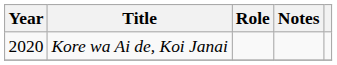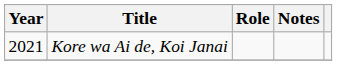(26, 45) 2020 -> (26, 45) 2021
